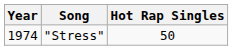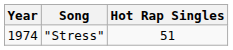(168, 35) 50 -> (168, 35) 51
